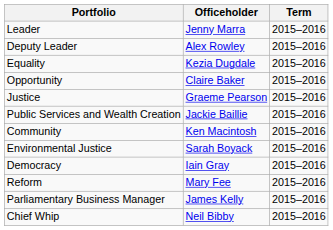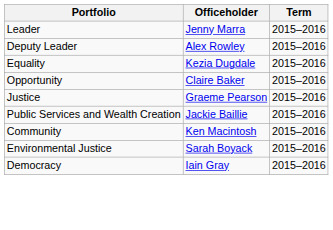- row: (24, 183)
- row: (86, 200)
- row: (33, 217)
